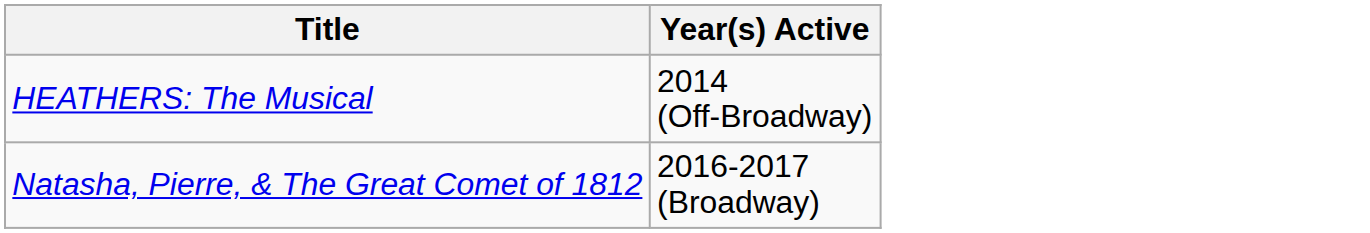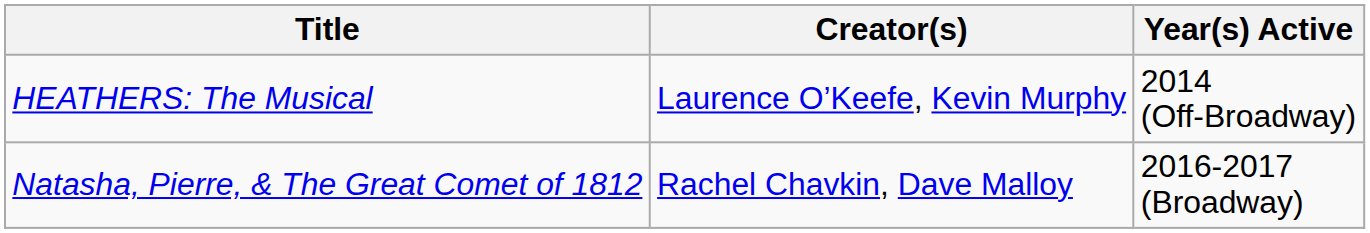+ column: (892, 29)
